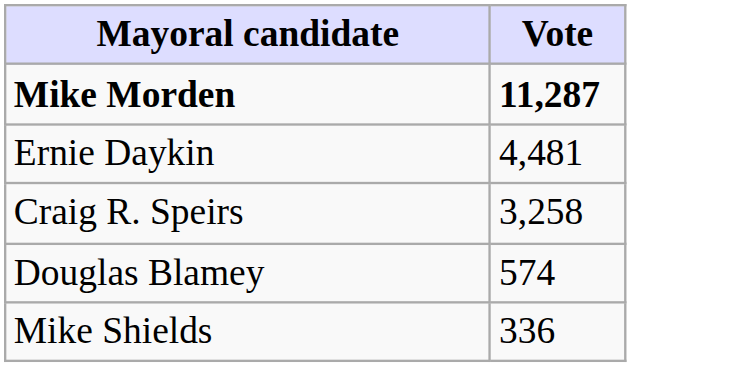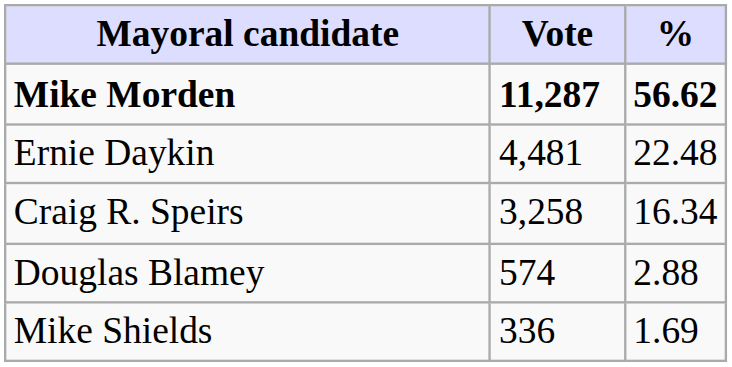+ column: (675, 34)
